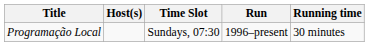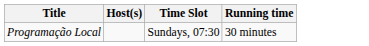- column: (256, 13)
